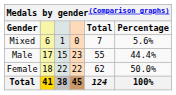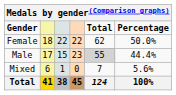rows swapped: (22, 69) <-> (22, 42)
(100, 56) no background -> (100, 56) lightgrey background
